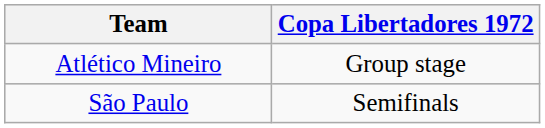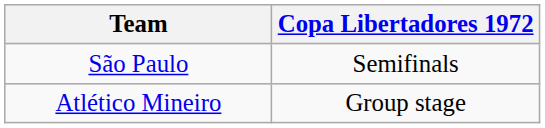rows swapped: (138, 63) <-> (138, 102)
